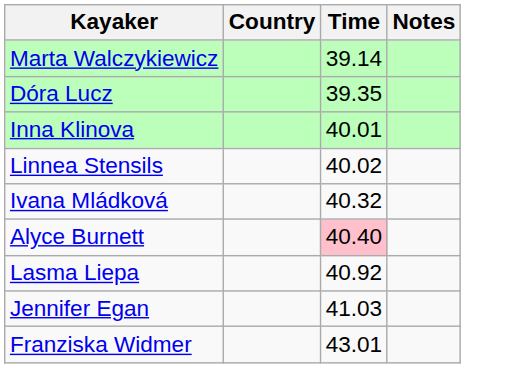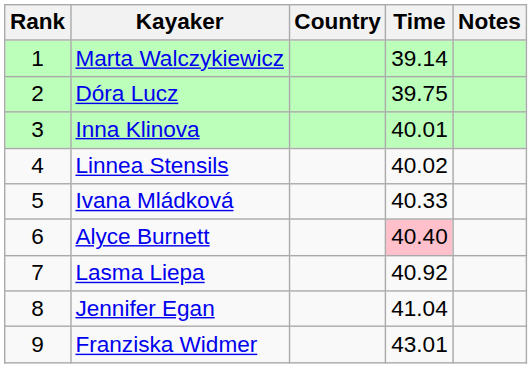+ column: (37, 22)
(354, 93) 39.35 -> (419, 93) 39.75
(354, 201) 40.32 -> (419, 201) 40.33
(354, 308) 41.03 -> (419, 308) 41.04
